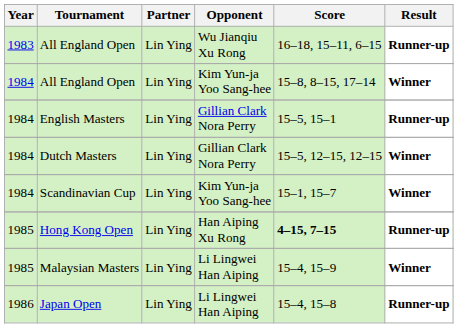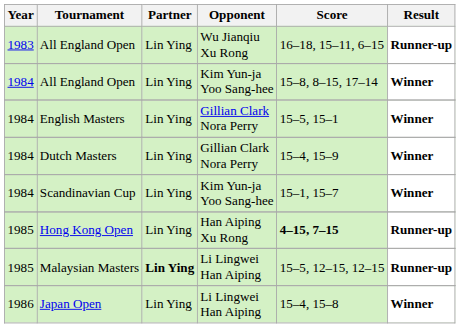(419, 119) Runner-up -> (412, 119) Winner
(330, 156) 15–5, 12–15, 12–15 -> (309, 156) 15–4, 15–9
(169, 267) normal -> (170, 267) bold
(307, 267) 15–4, 15–9 -> (332, 267) 15–5, 12–15, 12–15
(410, 267) Winner -> (421, 267) Runner-up
(419, 304) Runner-up -> (412, 304) Winner
